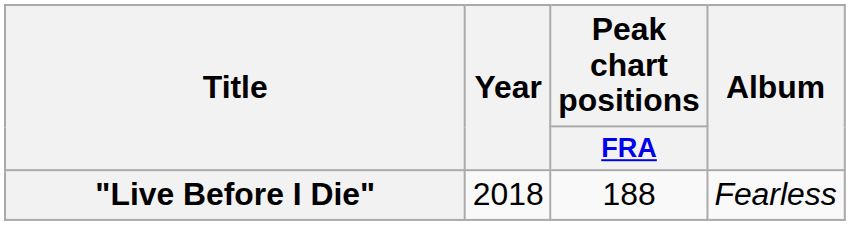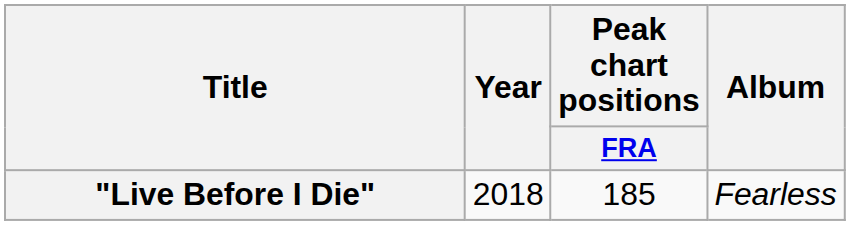(629, 194) 188 -> (629, 194) 185
